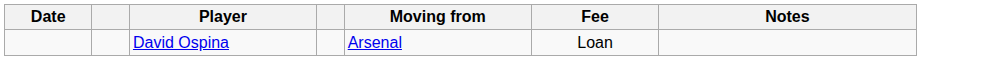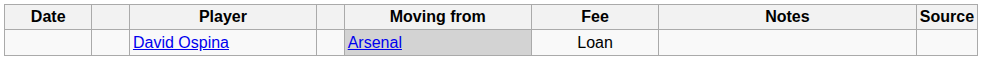+ column: (947, 17)
(375, 42) no background -> (375, 42) lightgrey background
